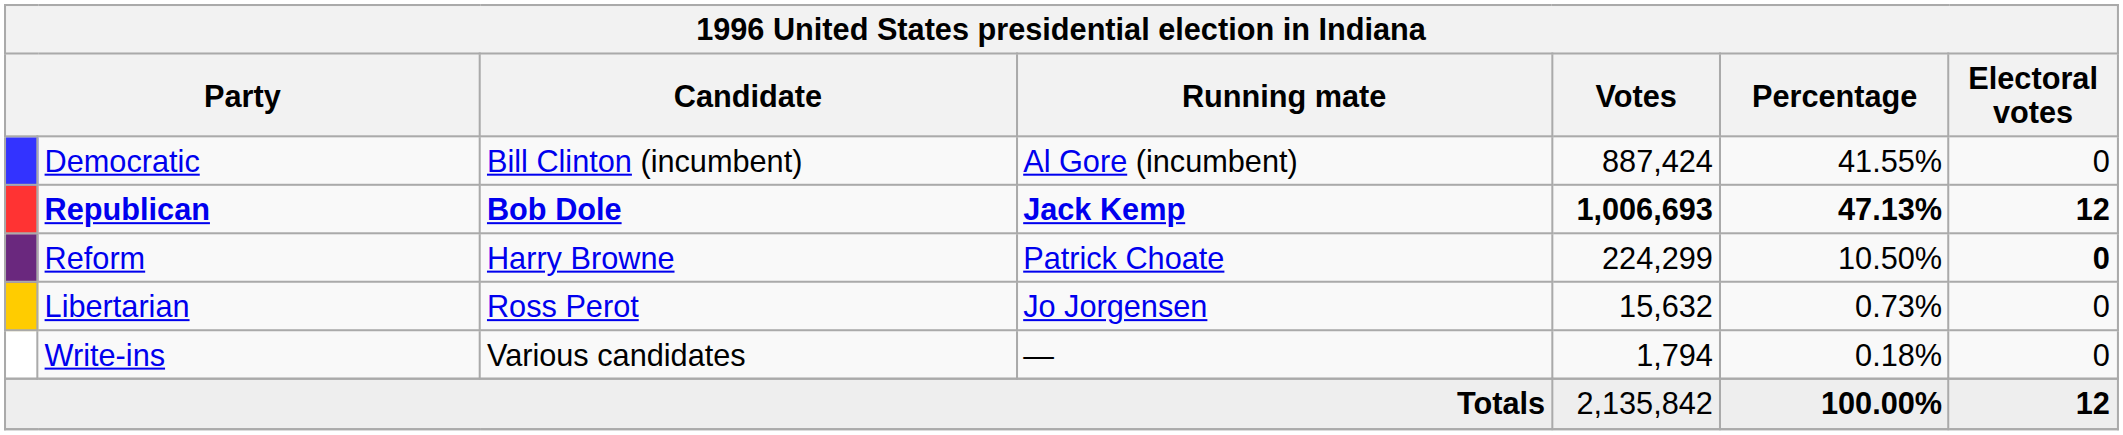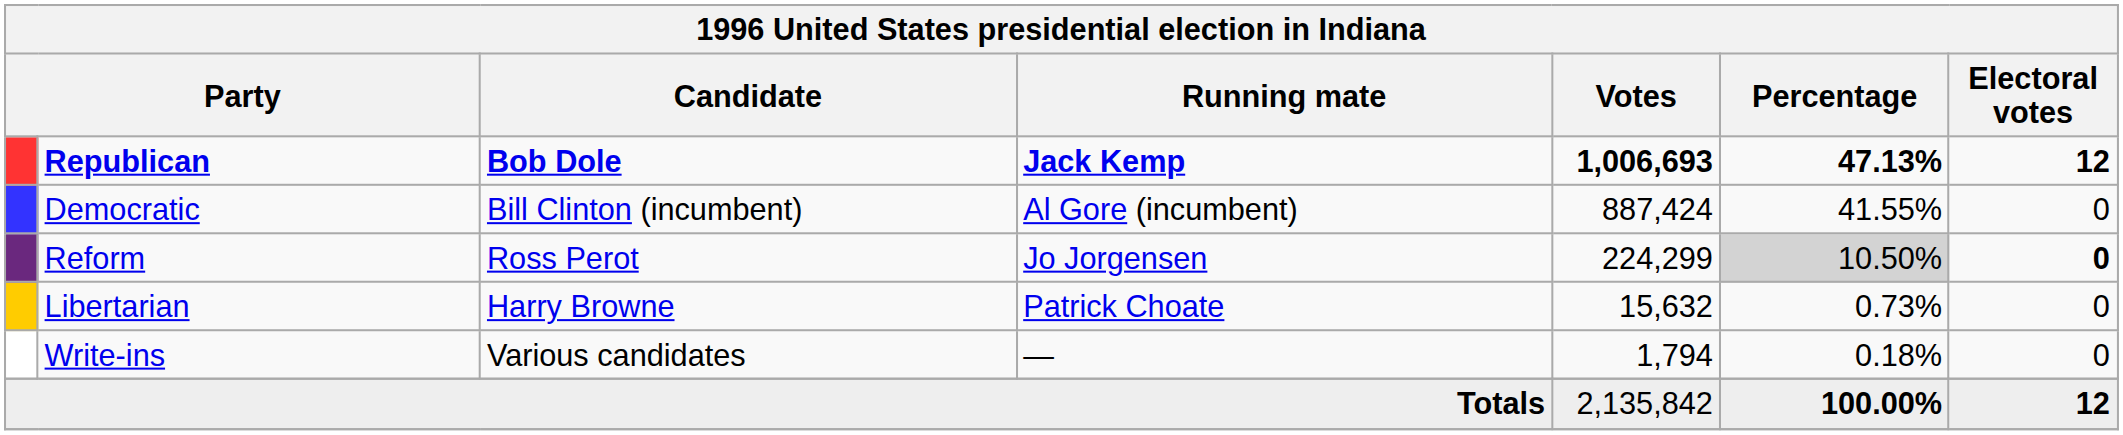rows swapped: (127, 210) <-> (122, 161)
(581, 258) Harry Browne -> (563, 258) Ross Perot
(1124, 258) Patrick Choate -> (1115, 258) Jo Jorgensen
(1890, 258) no background -> (1890, 258) lightgrey background
(563, 307) Ross Perot -> (581, 307) Harry Browne
(1115, 307) Jo Jorgensen -> (1124, 307) Patrick Choate
